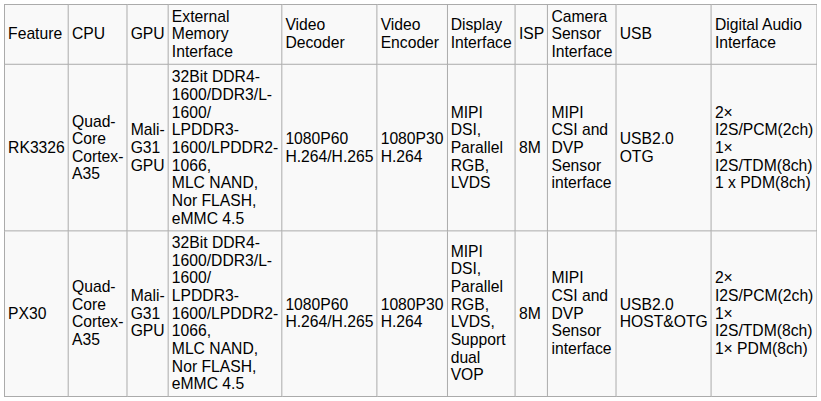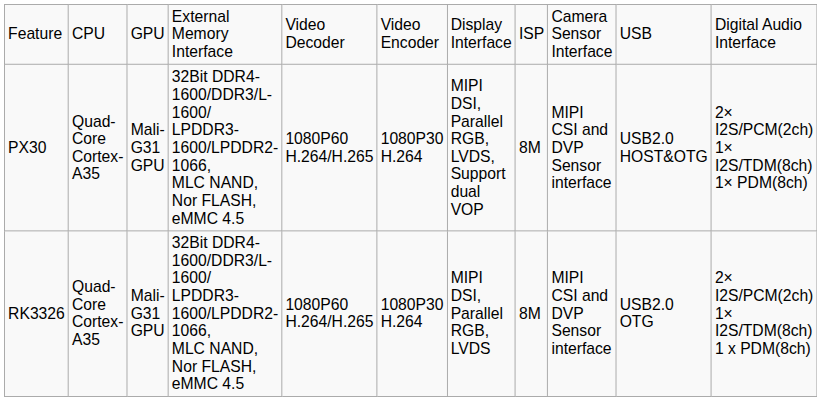rows swapped: (27, 313) <-> (36, 147)
